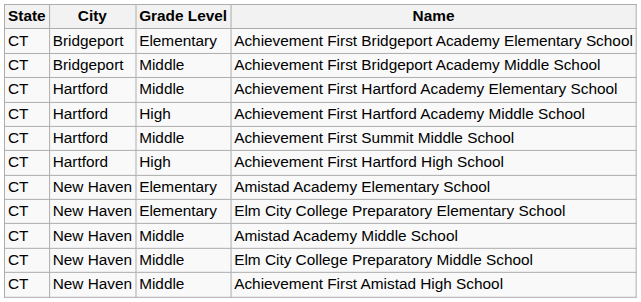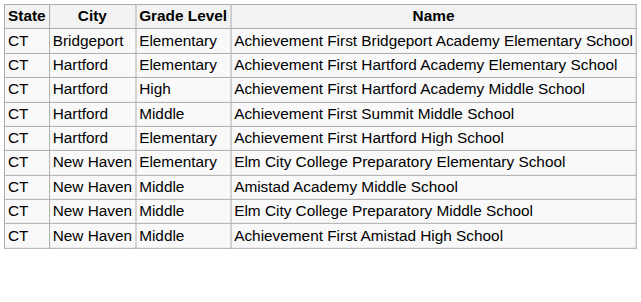- row: (417, 65)
(162, 89) Middle -> (178, 65) Elementary
(155, 162) High -> (178, 138) Elementary
- row: (362, 187)
